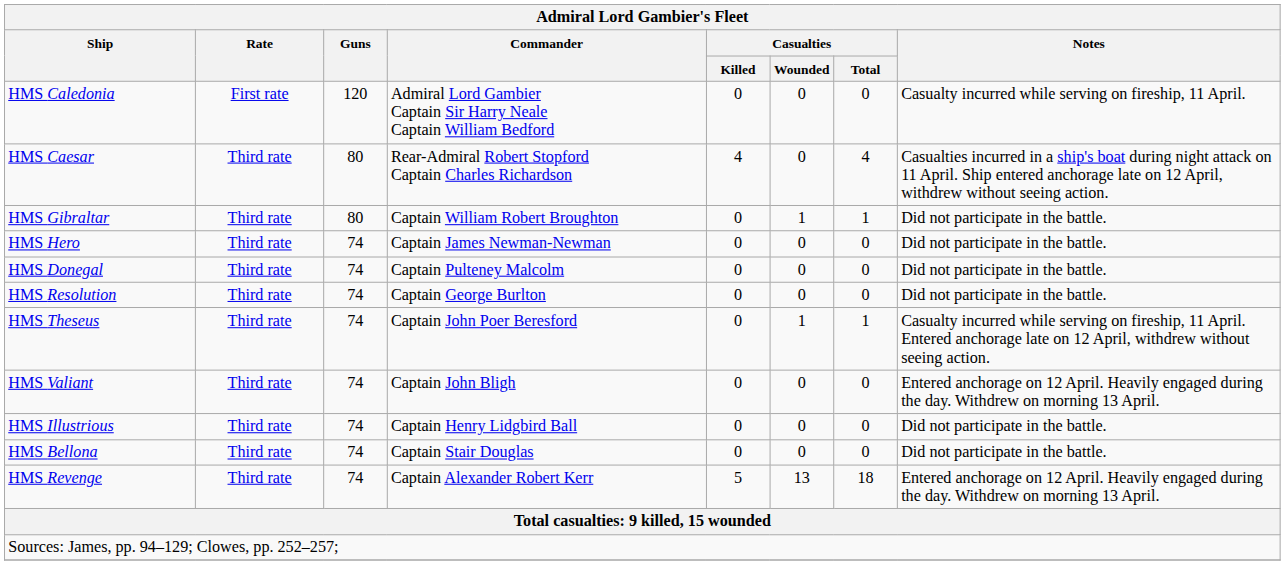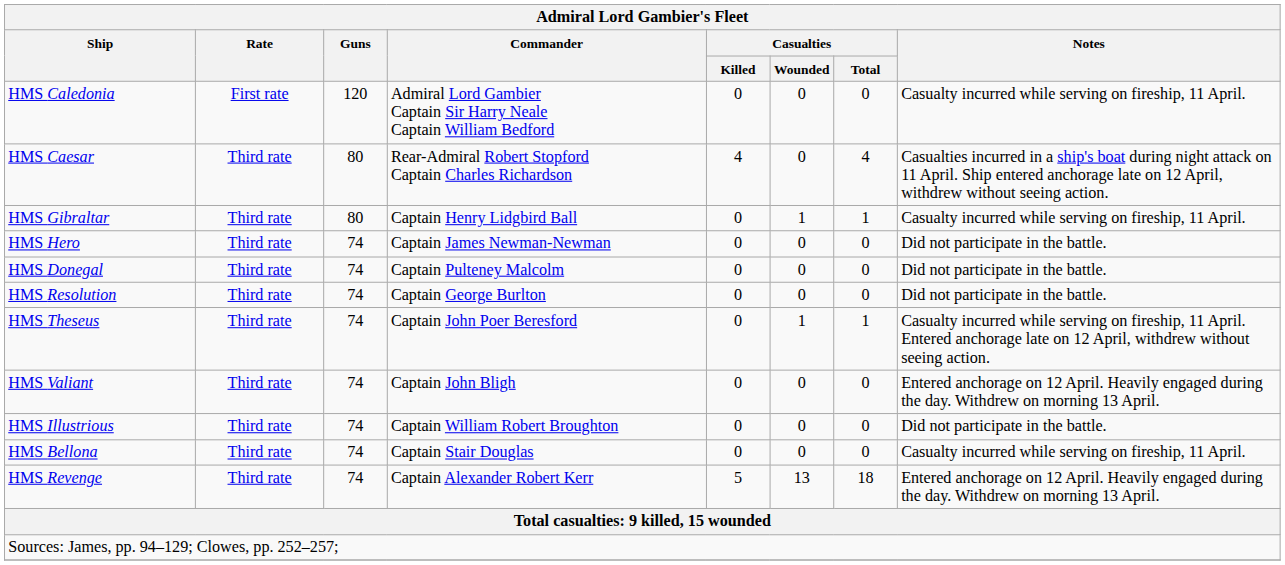(505, 218) Captain William Robert Broughton -> (484, 218) Captain Henry Lidgbird Ball
(1004, 218) Did not participate in the battle. -> (1073, 218) Casualty incurred while serving on fireship, 11 April.
(484, 426) Captain Henry Lidgbird Ball -> (505, 426) Captain William Robert Broughton
(1004, 452) Did not participate in the battle. -> (1073, 452) Casualty incurred while serving on fireship, 11 April.
